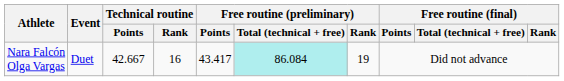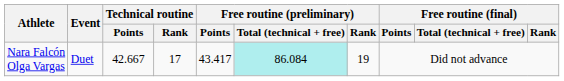(175, 59) 16 -> (175, 59) 17
